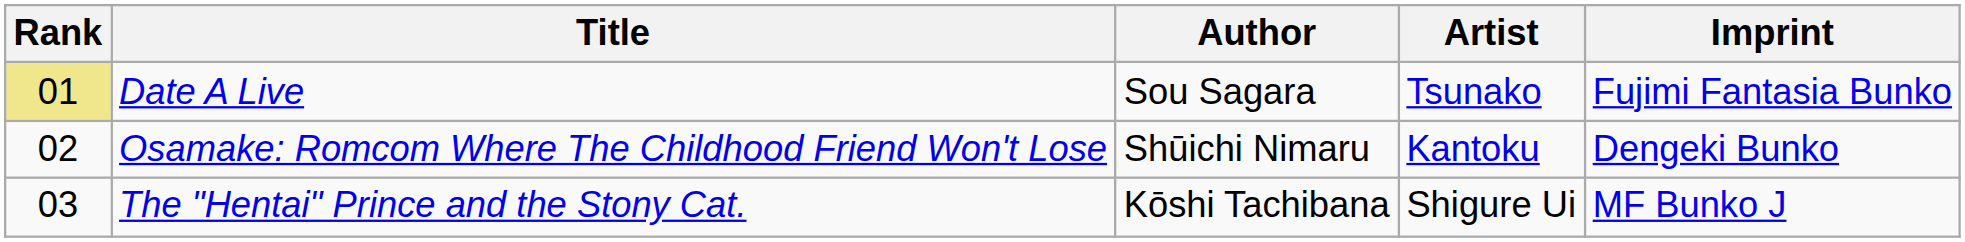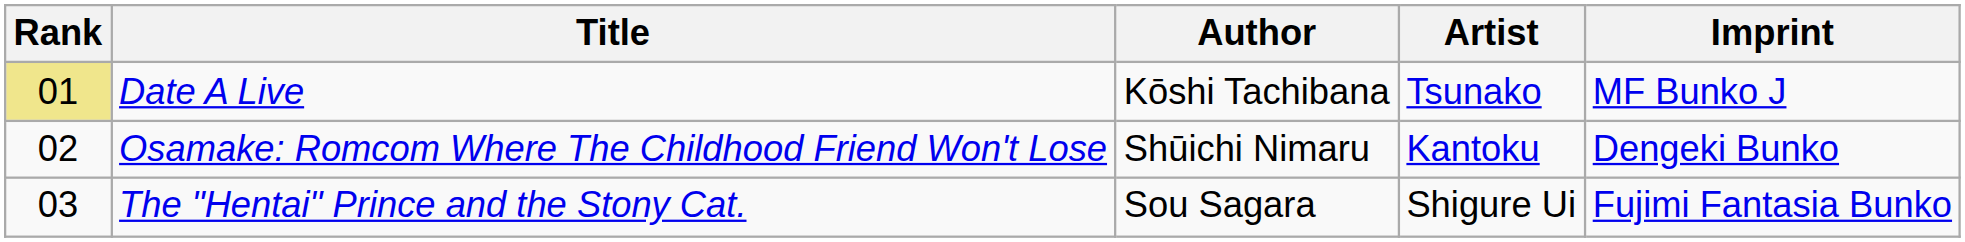(1220, 90) Sou Sagara -> (1257, 90) Kōshi Tachibana
(1772, 90) Fujimi Fantasia Bunko -> (1690, 90) MF Bunko J
(1257, 206) Kōshi Tachibana -> (1220, 206) Sou Sagara
(1690, 206) MF Bunko J -> (1772, 206) Fujimi Fantasia Bunko
